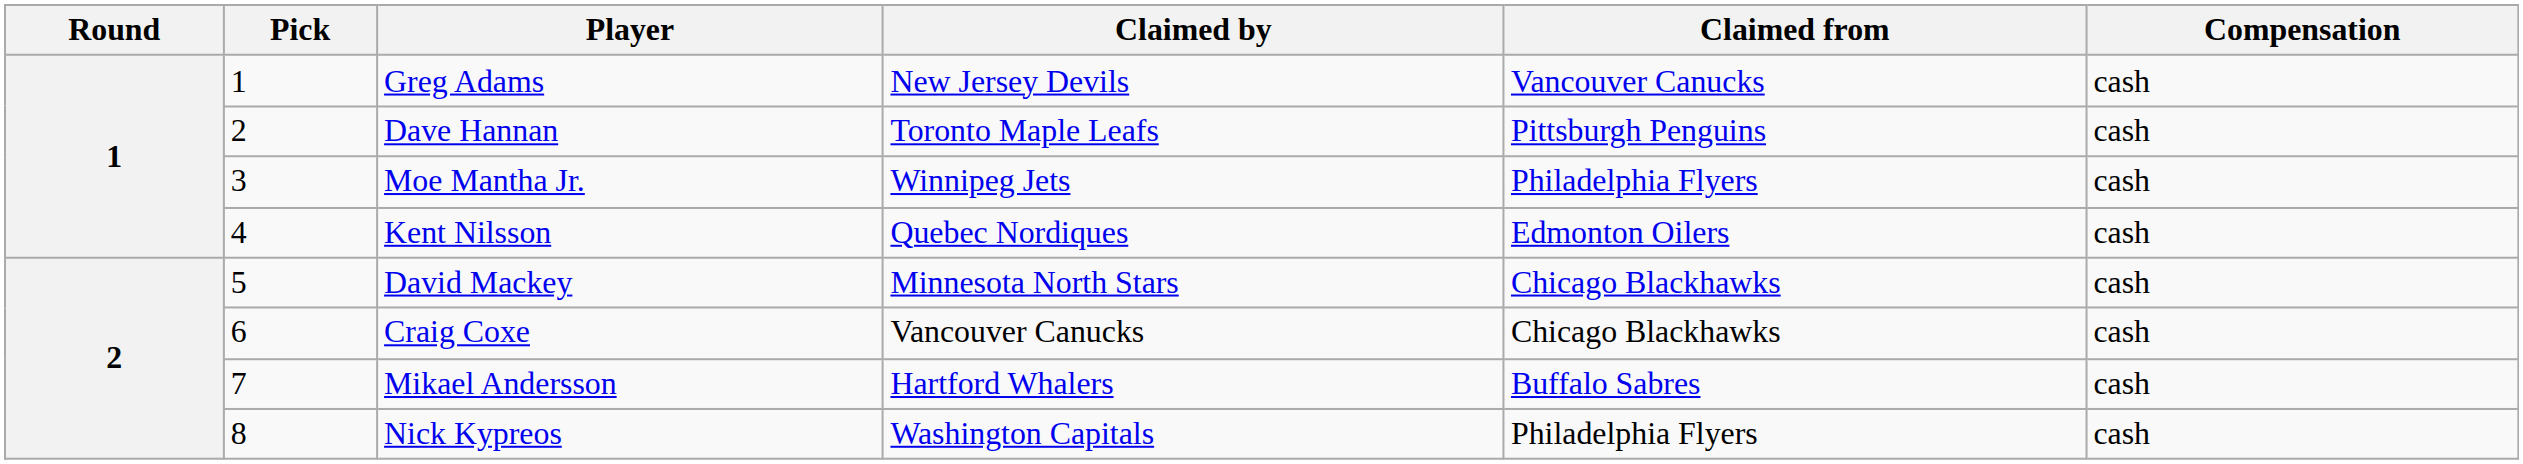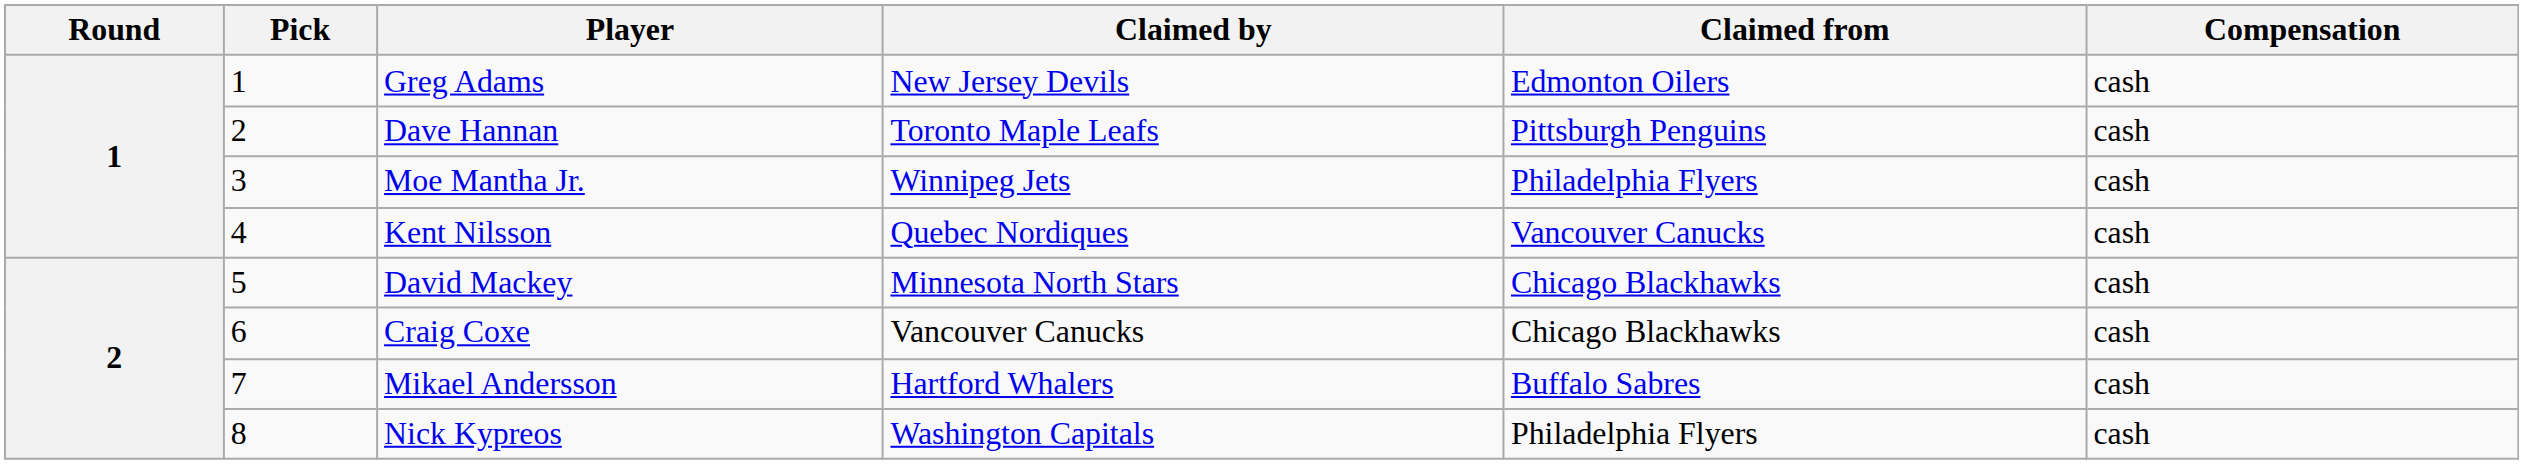(1638, 80) Vancouver Canucks -> (1620, 80) Edmonton Oilers
(1620, 231) Edmonton Oilers -> (1638, 231) Vancouver Canucks
